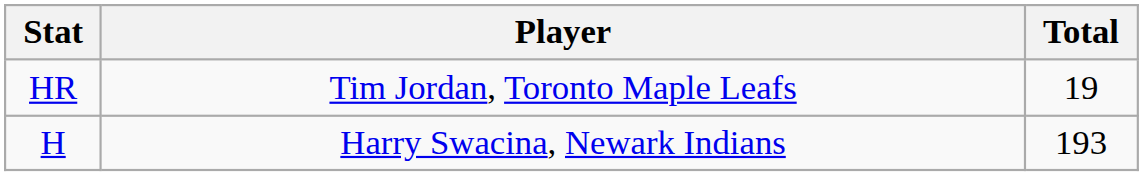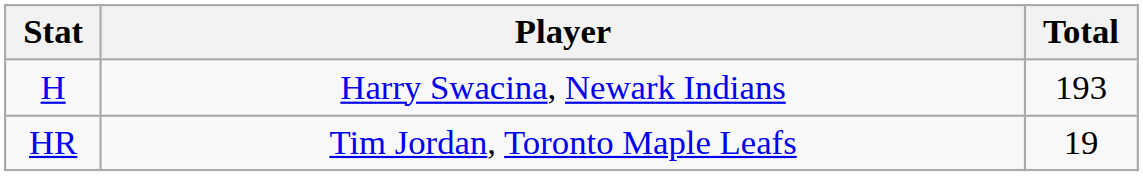rows swapped: (53, 87) <-> (53, 142)
